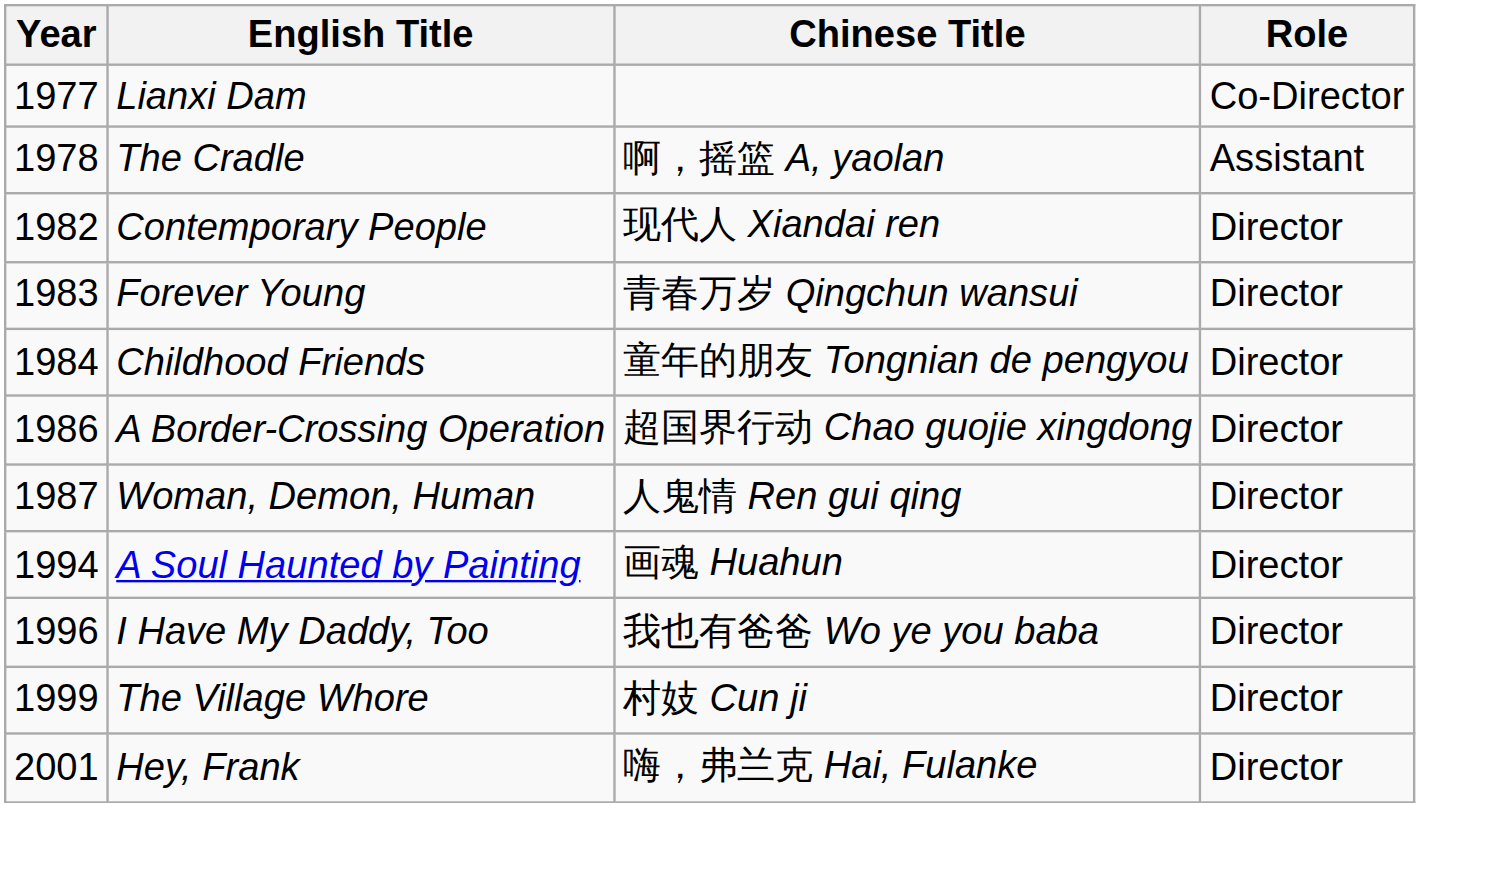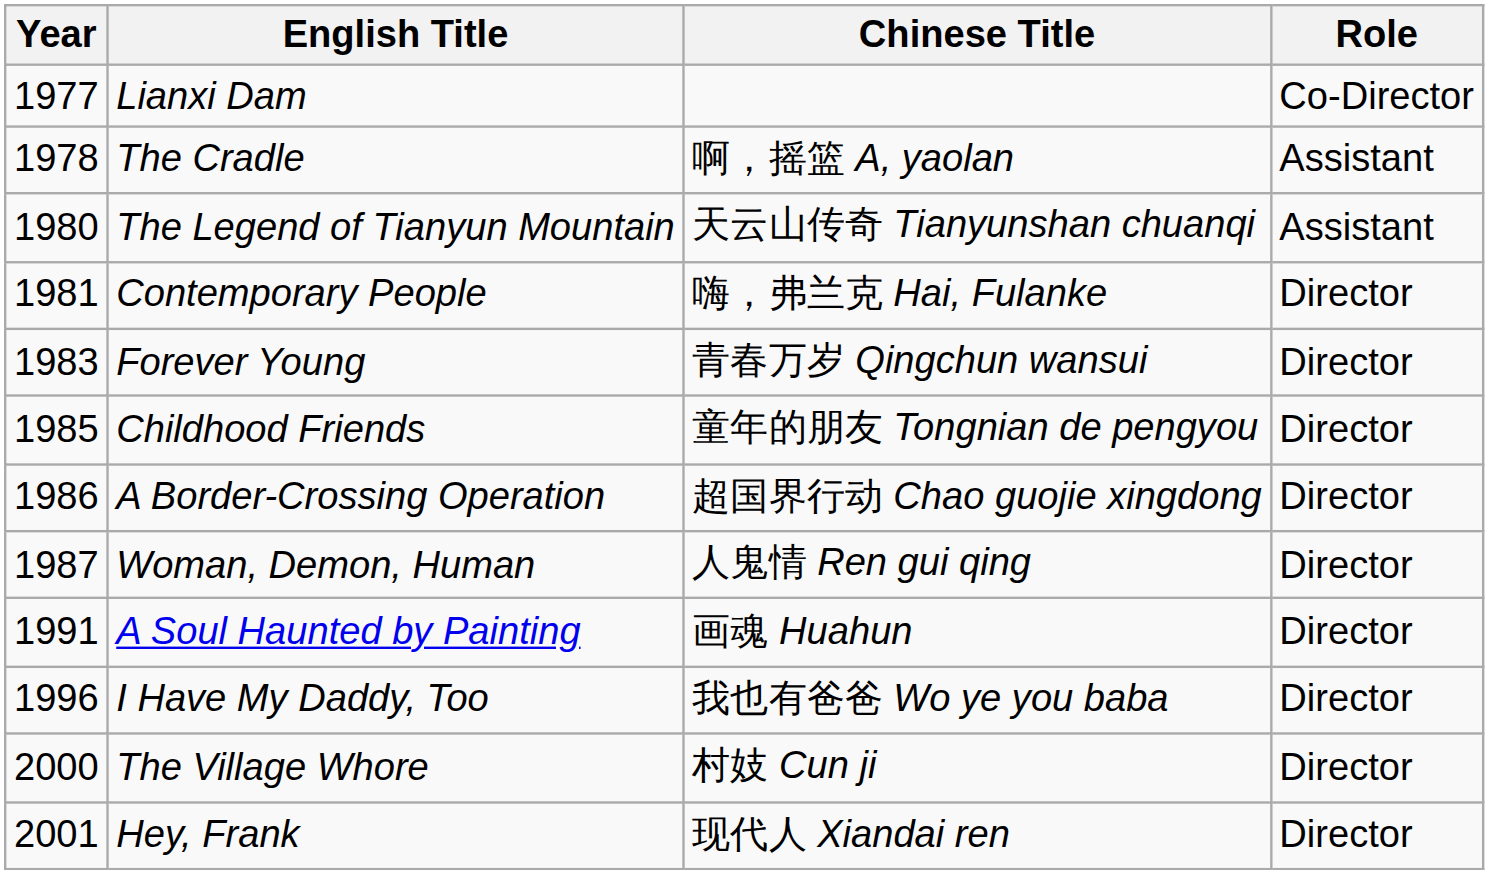+ row: (396, 226)
(56, 226) 1982 -> (56, 294) 1981
(781, 225) 现代人 Xiandai ren -> (900, 292) 嗨，弗兰克 Hai, Fulanke
(56, 361) 1984 -> (56, 429) 1985
(56, 564) 1994 -> (56, 631) 1991
(56, 699) 1999 -> (56, 766) 2000
(830, 765) 嗨，弗兰克 Hai, Fulanke -> (851, 833) 现代人 Xiandai ren
